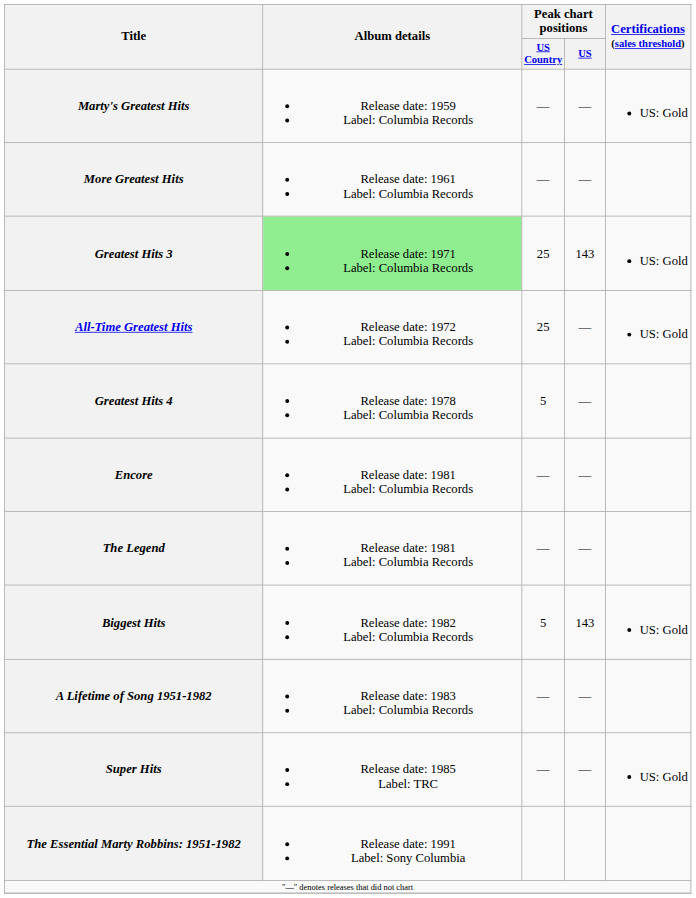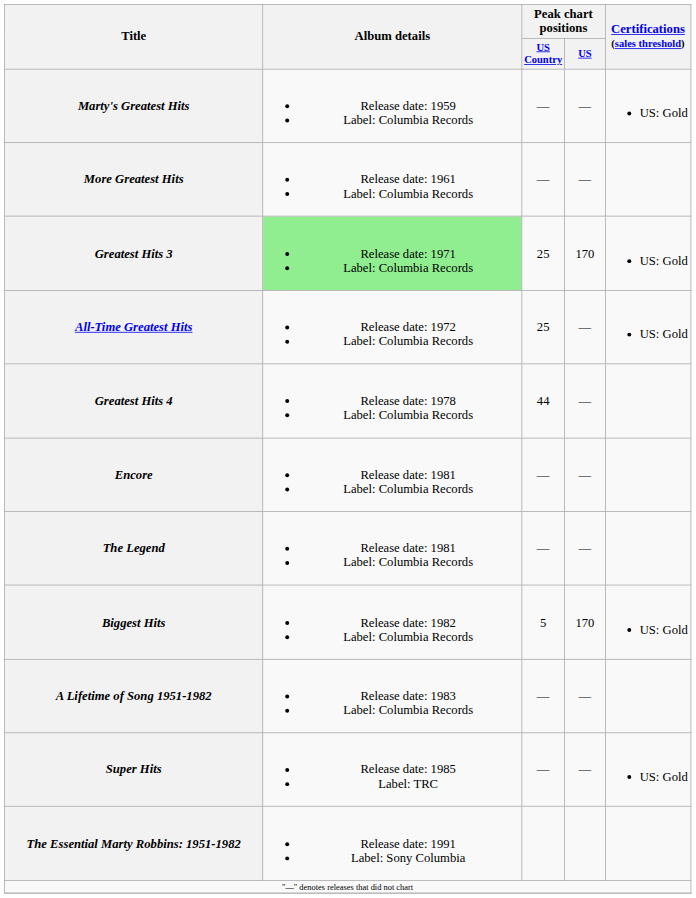(585, 253) 143 -> (585, 253) 170
(543, 400) 5 -> (543, 400) 44
(585, 622) 143 -> (585, 622) 170
